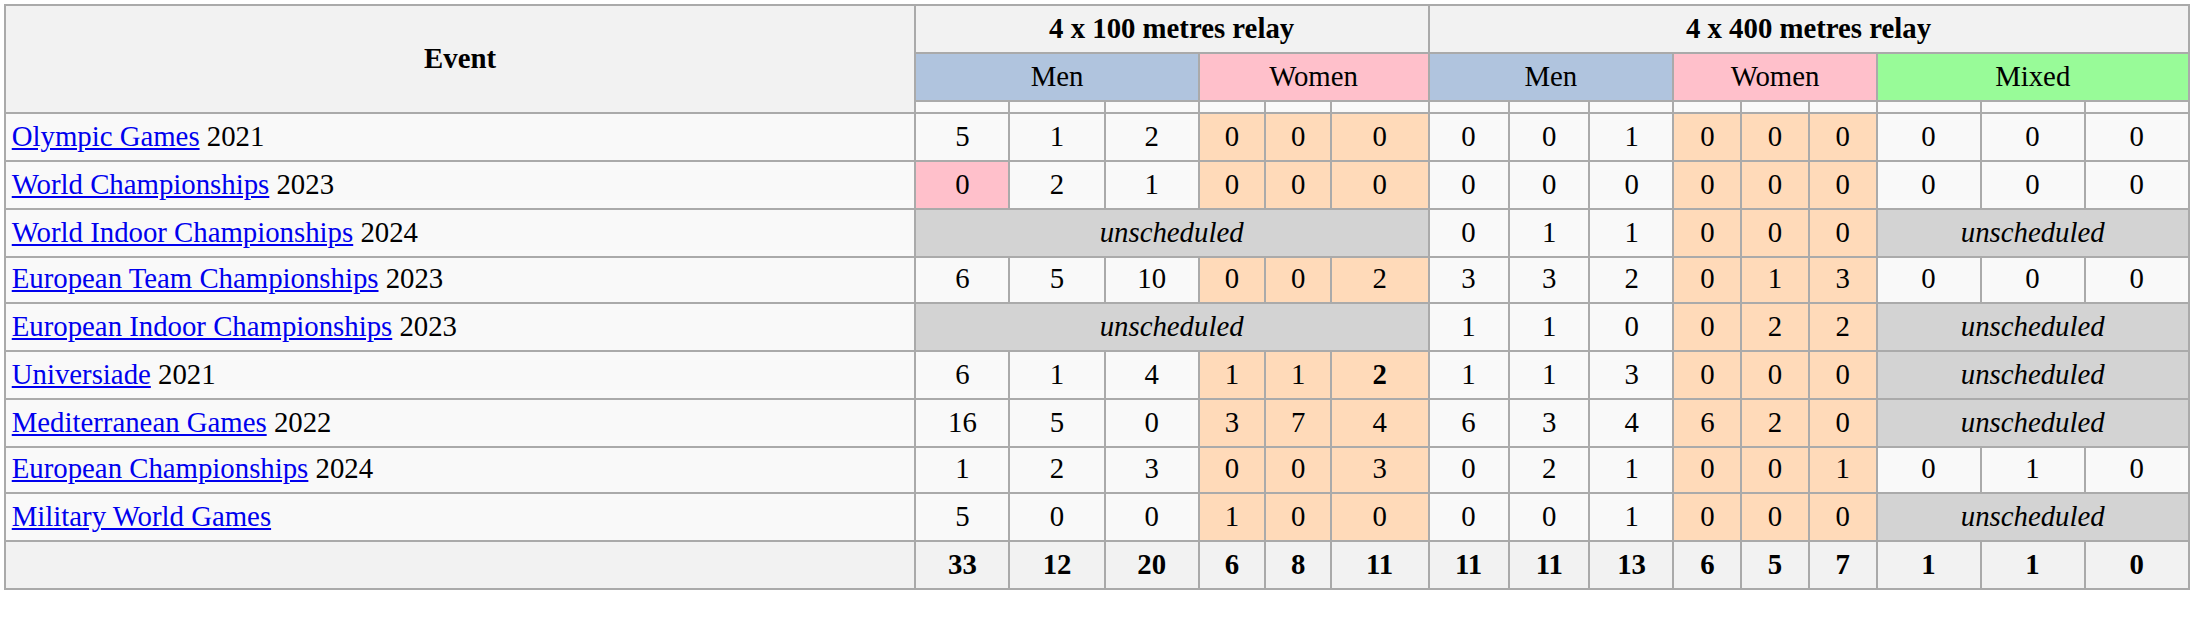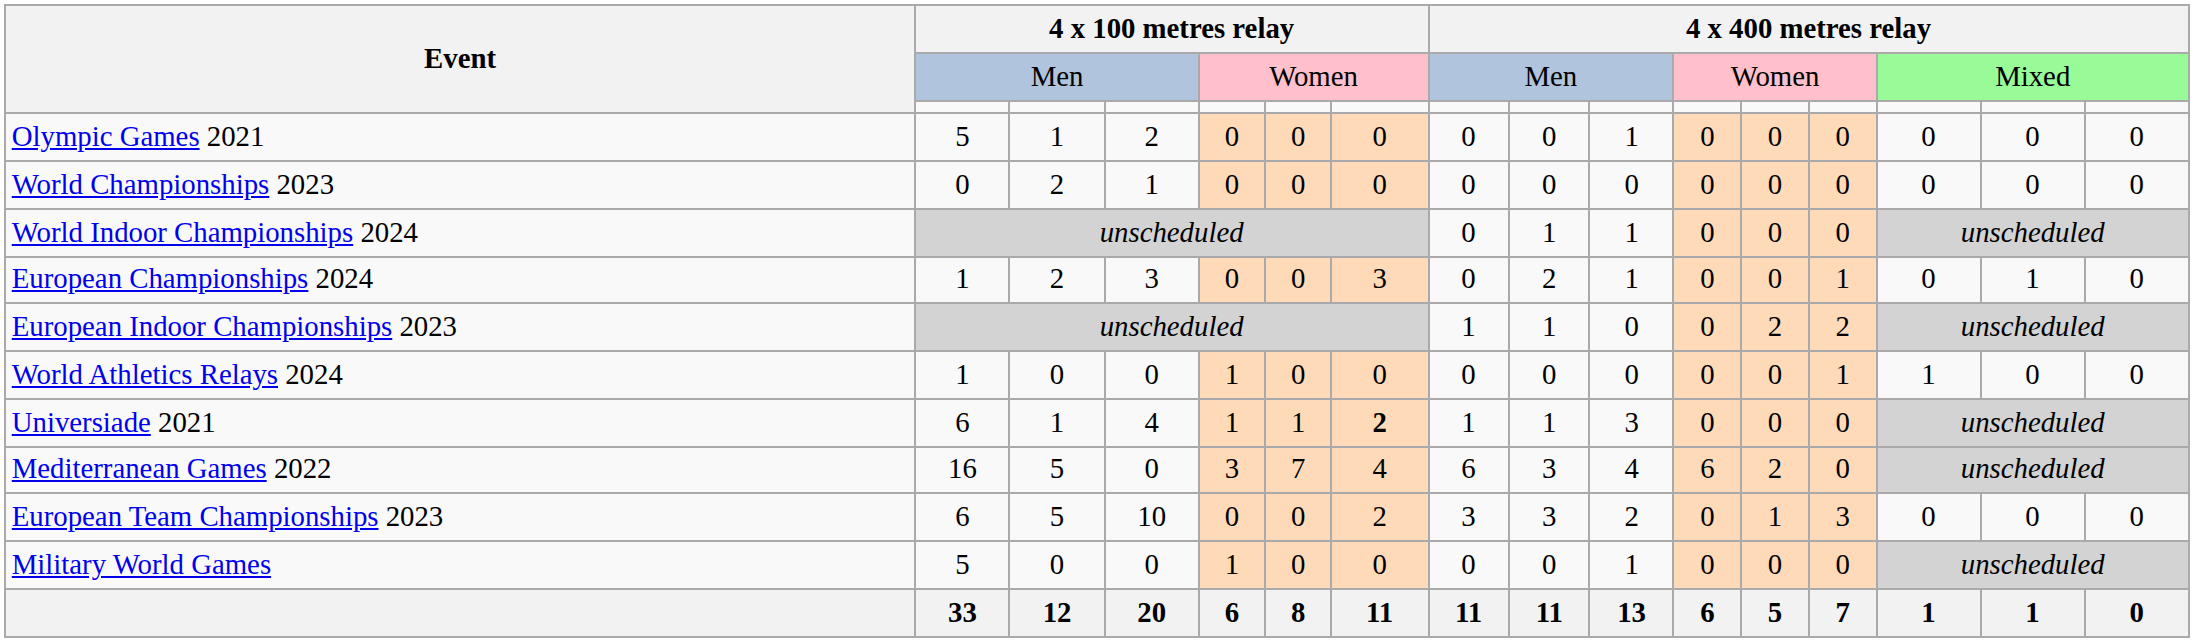(962, 184) pink background -> (962, 184) no background
rows swapped: (192, 469) <-> (228, 279)
+ row: (177, 374)
